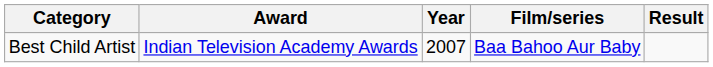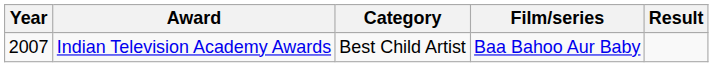columns swapped: (446, 18) <-> (72, 18)
